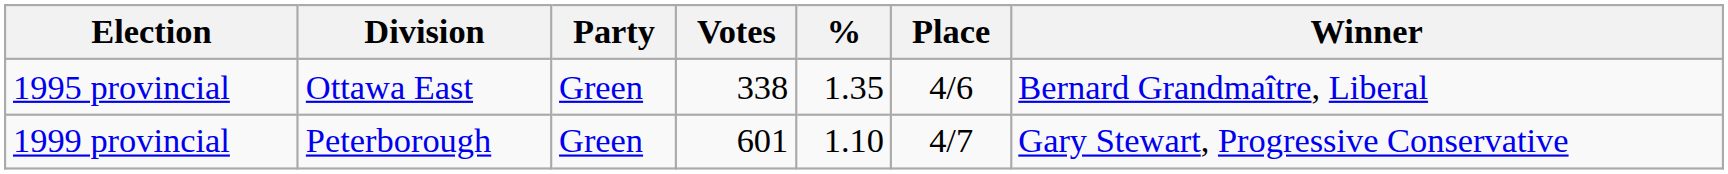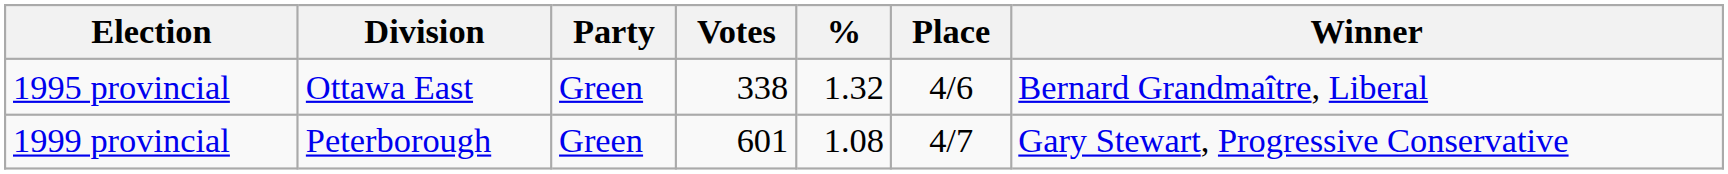(854, 86) 1.35 -> (854, 86) 1.32
(854, 140) 1.10 -> (854, 140) 1.08
